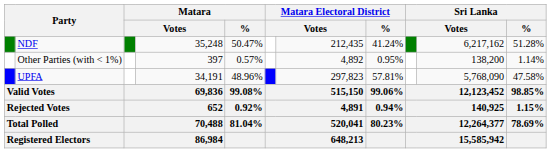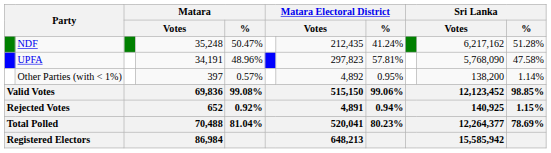rows swapped: (30, 76) <-> (70, 60)
